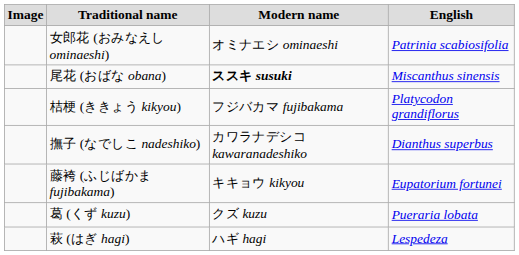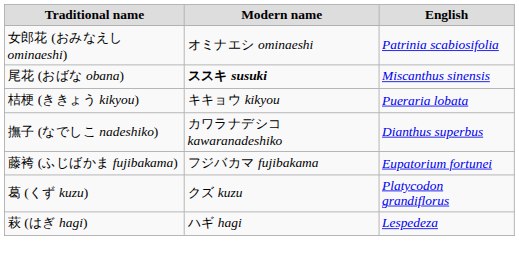- column: (25, 15)
(278, 106) フジバカマ fujibakama -> (234, 100) キキョウ kikyou
(425, 106) Platycodon grandiflorus -> (425, 100) Pueraria lobata
(258, 183) キキョウ kikyou -> (253, 162) フジバカマ fujibakama
(435, 214) Pueraria lobata -> (416, 193) Platycodon grandiflorus
